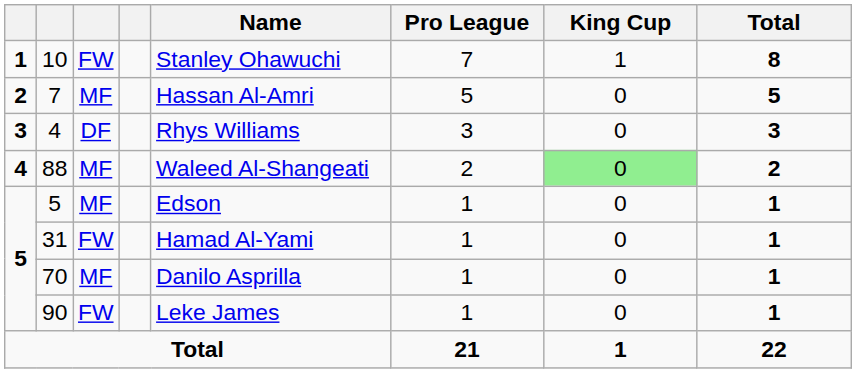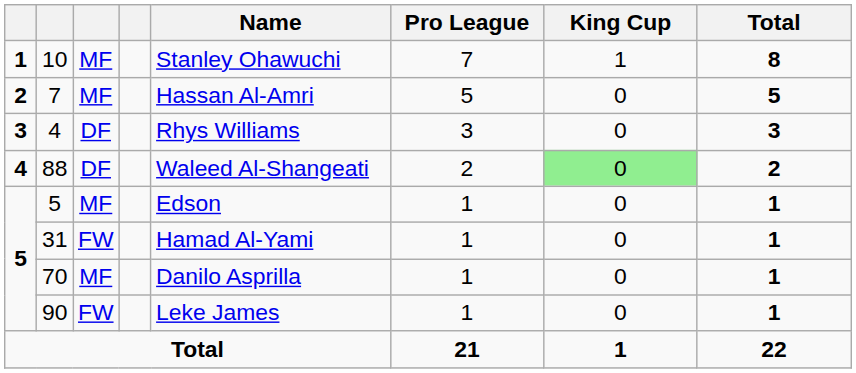(96, 58) FW -> (96, 58) MF
(96, 167) MF -> (96, 167) DF
